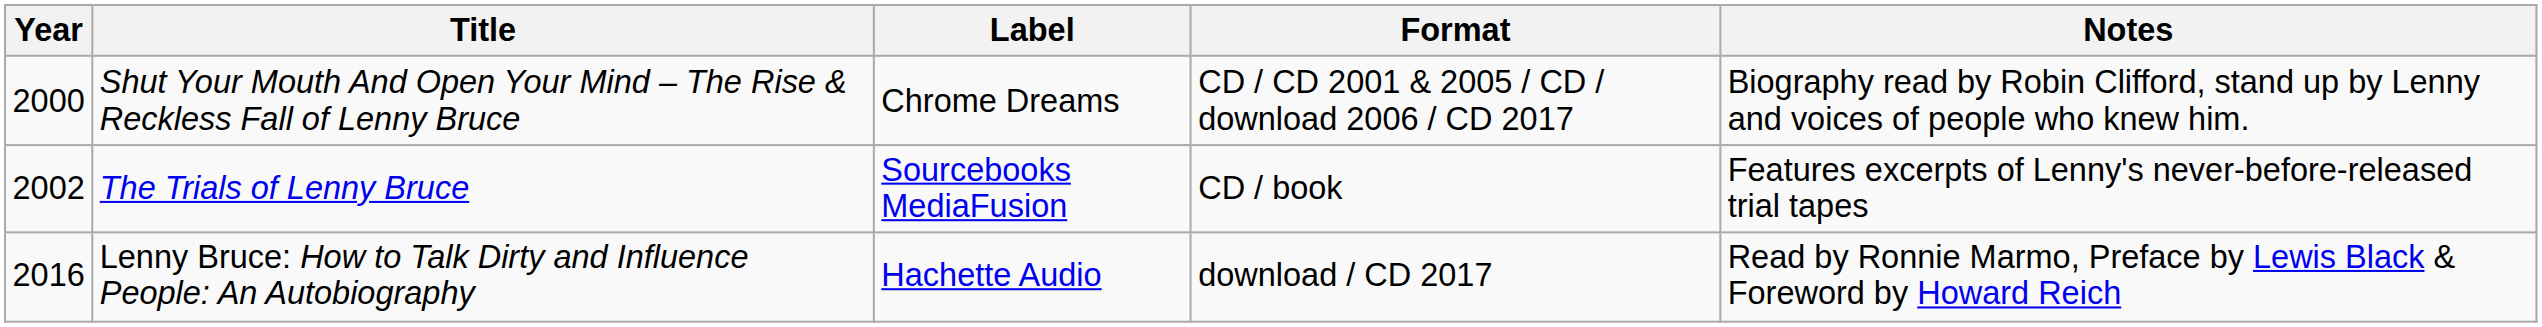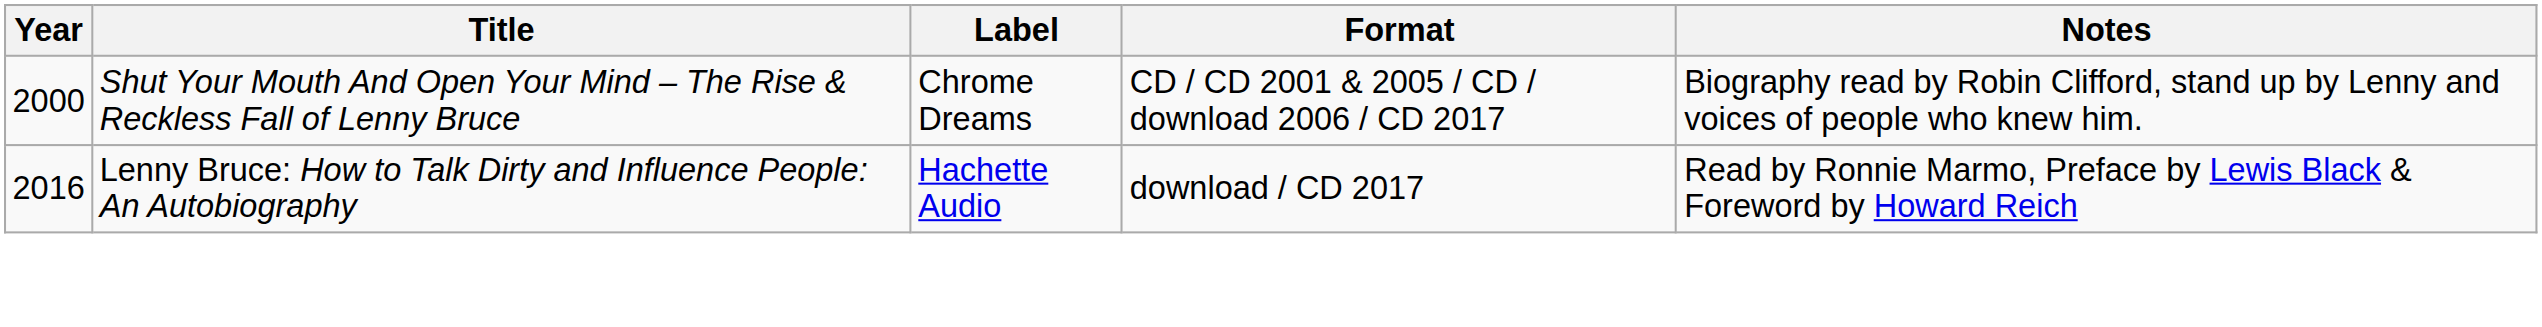- row: (284, 188)
